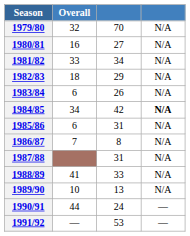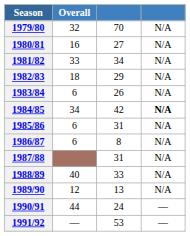(74, 141) 7 -> (74, 141) 6
(74, 174) 41 -> (74, 174) 40
(74, 190) 10 -> (74, 190) 12
